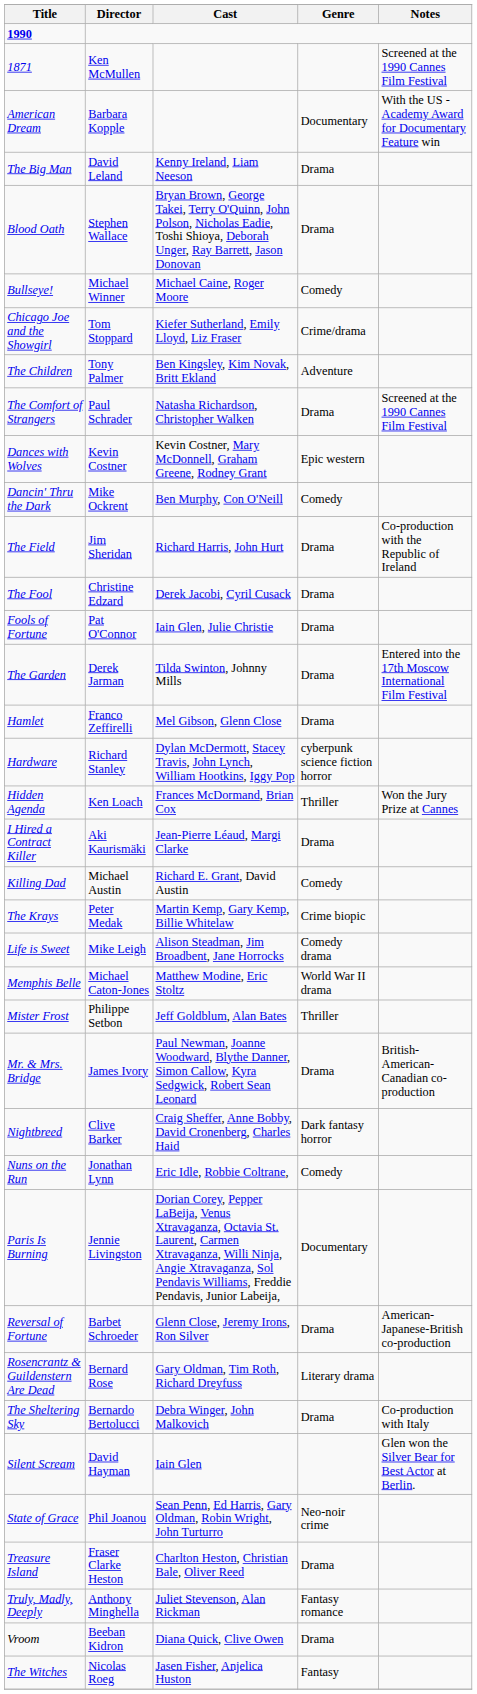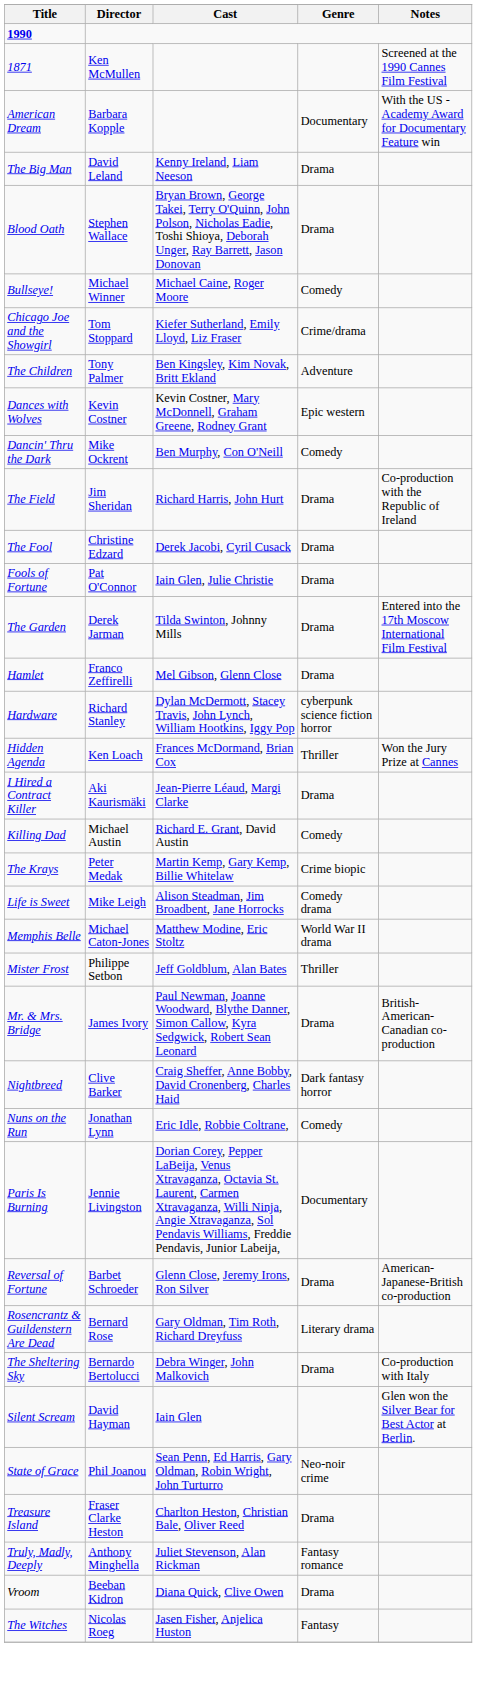- row: (45, 411)
